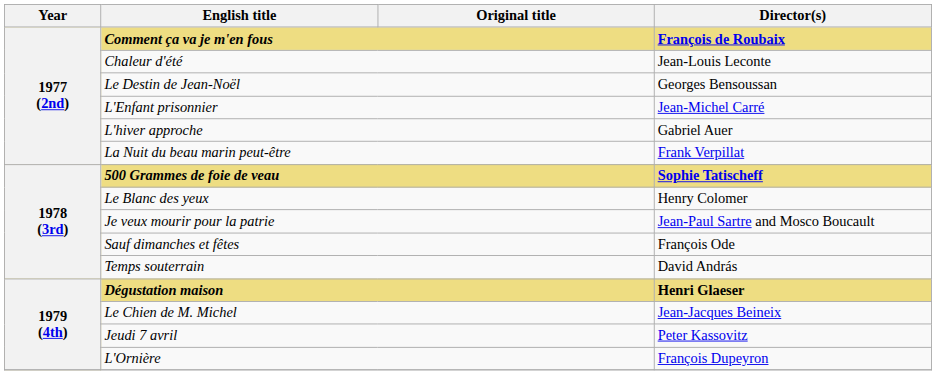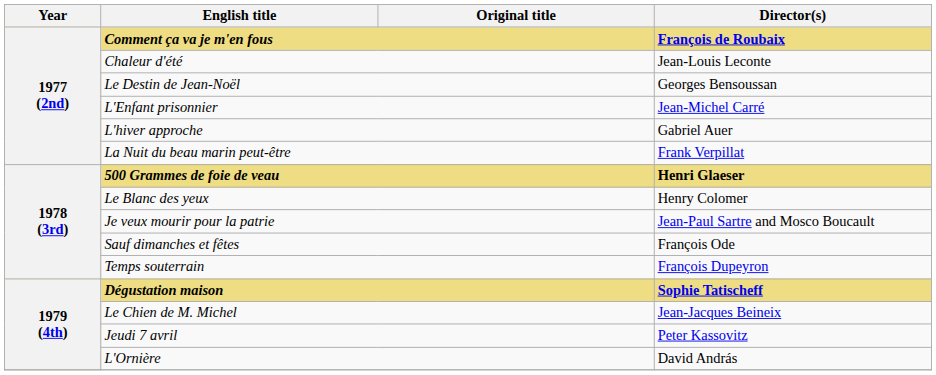(710, 175) Sophie Tatischeff -> (701, 175) Henri Glaeser
(697, 267) David András -> (713, 267) François Dupeyron
(701, 289) Henri Glaeser -> (710, 289) Sophie Tatischeff
(713, 358) François Dupeyron -> (697, 358) David András
